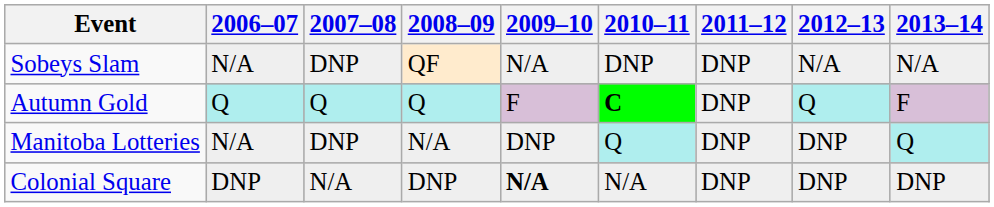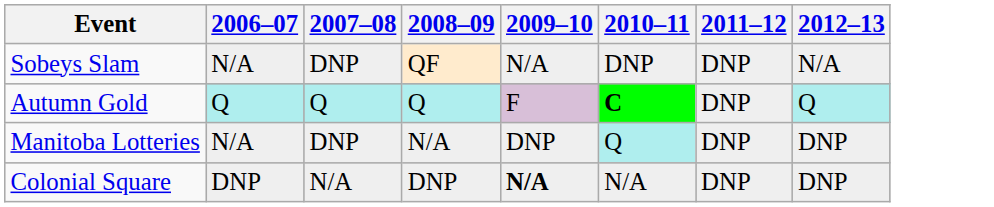- column: (940, 24)
